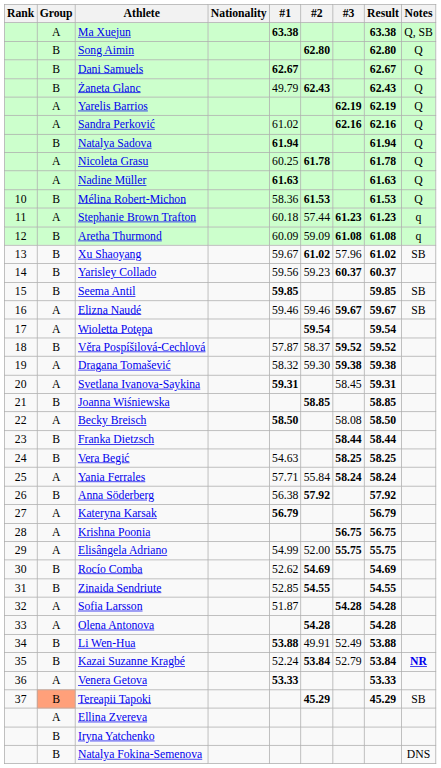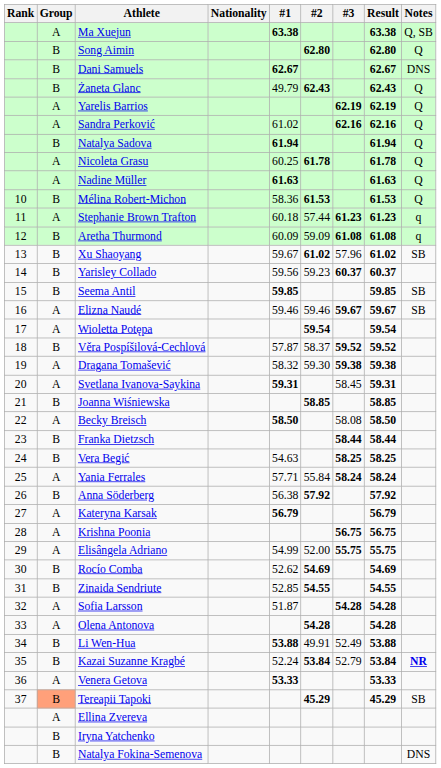(419, 69) Q -> (418, 69) DNS
